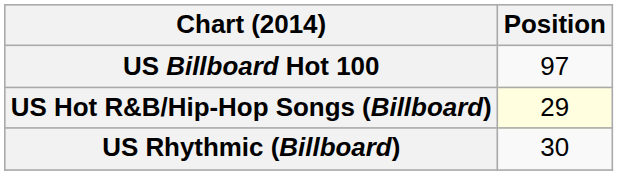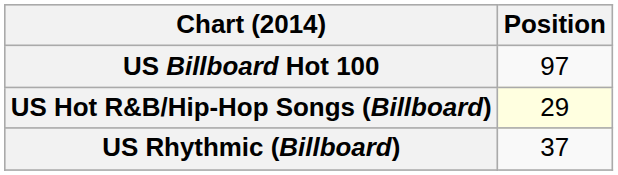(555, 148) 30 -> (555, 148) 37
